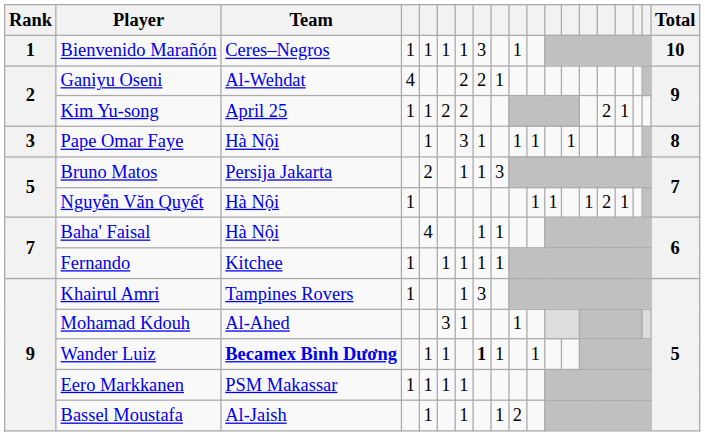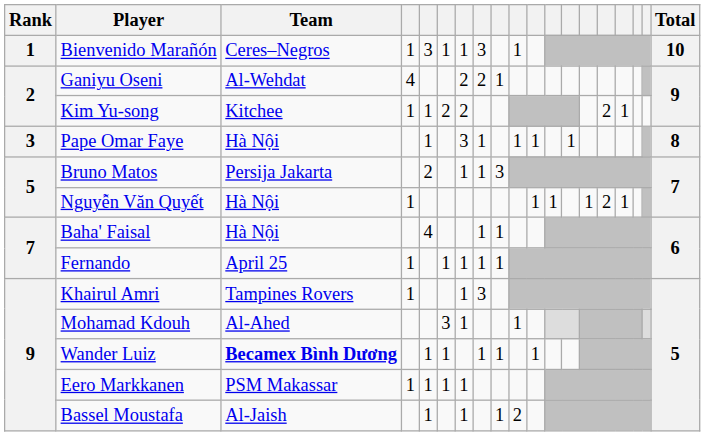(428, 50) 1 -> (428, 50) 3
(256, 111) April 25 -> (254, 111) Kitchee
(254, 263) Kitchee -> (256, 263) April 25
(482, 354) bold -> (482, 354) normal
